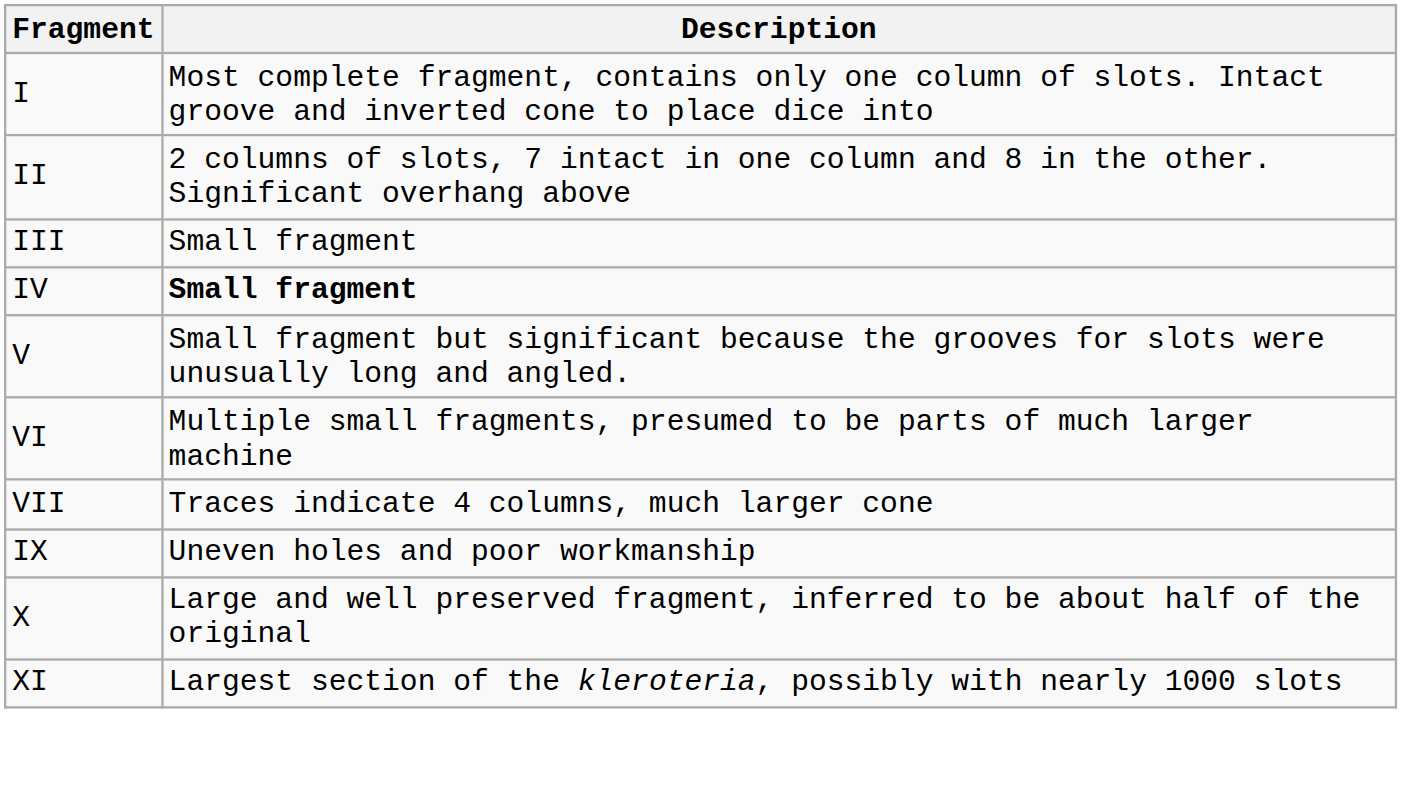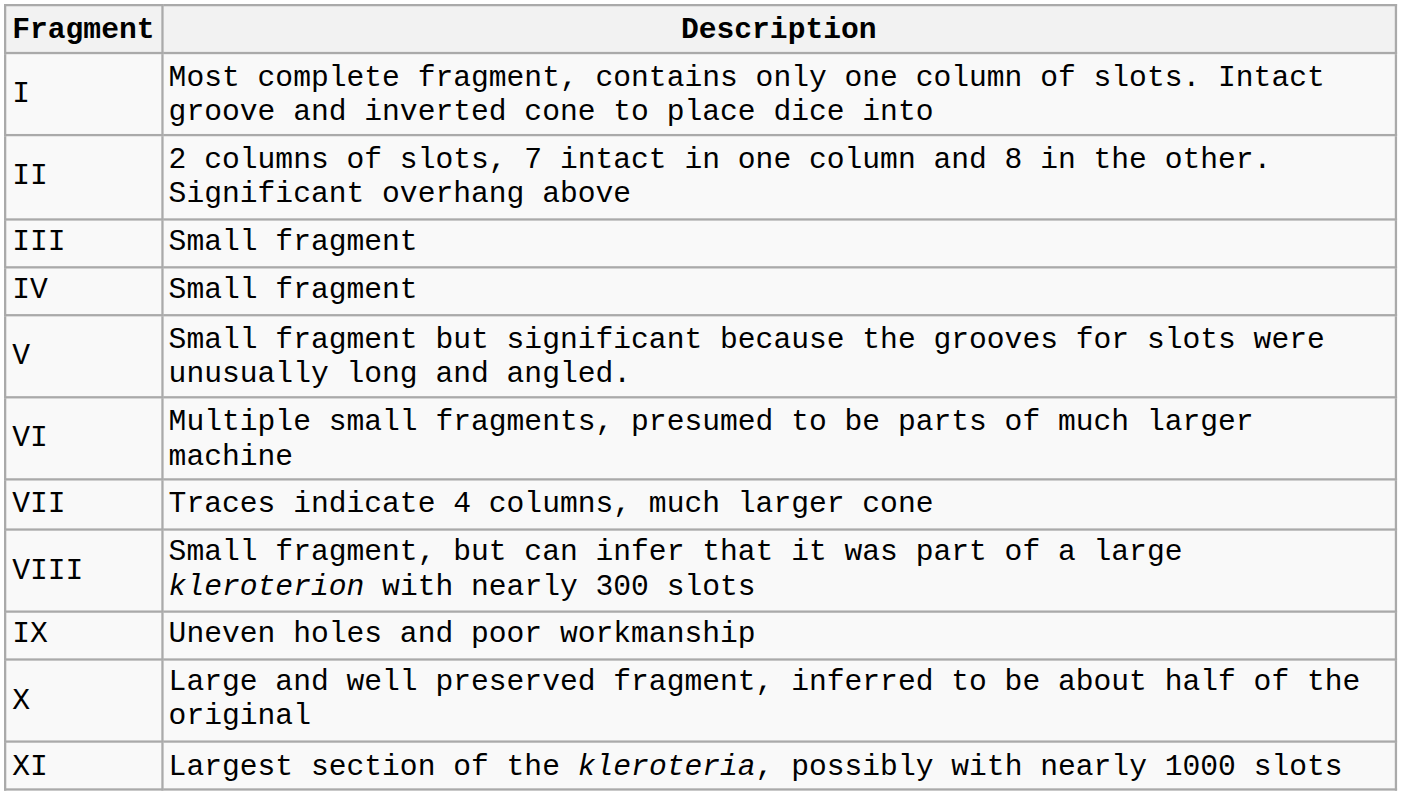(293, 291) bold -> (293, 291) normal
+ row: (48, 570)
